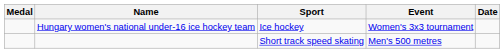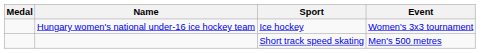- column: (488, 12)
